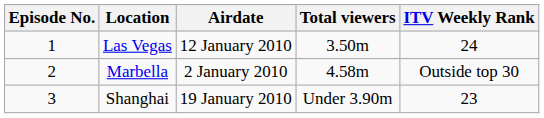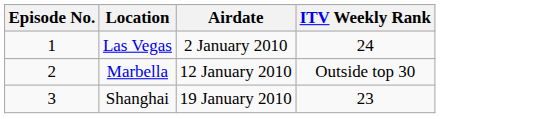- column: (348, 17)
(236, 44) 12 January 2010 -> (236, 44) 2 January 2010
(236, 71) 2 January 2010 -> (236, 71) 12 January 2010
